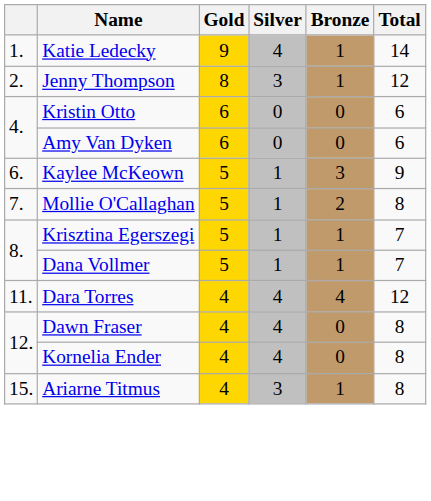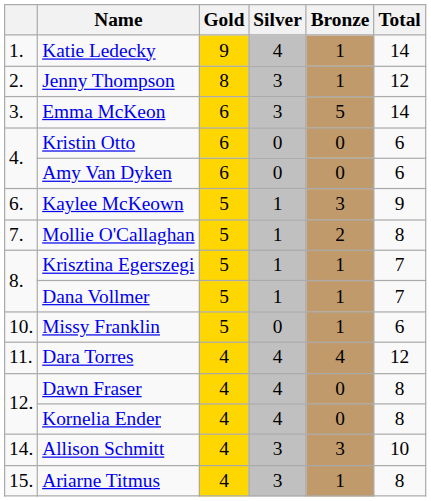+ row: (104, 111)
+ row: (101, 326)
+ row: (103, 449)
